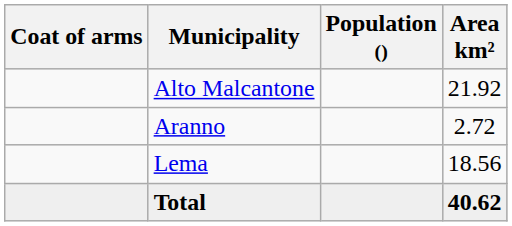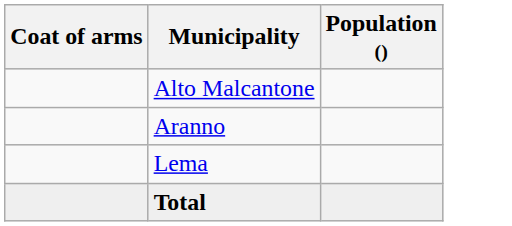- column: (475, 36)
